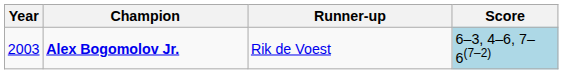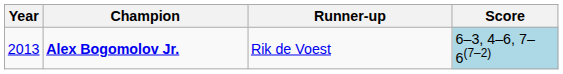(24, 48) 2003 -> (24, 48) 2013
